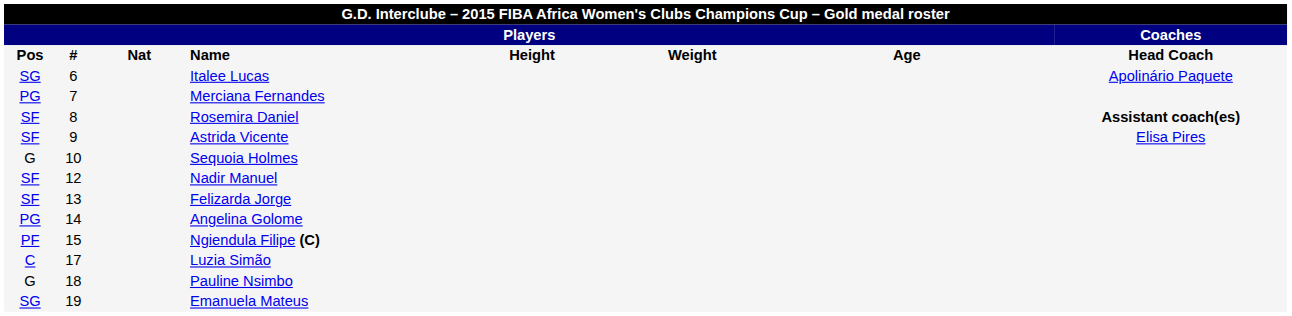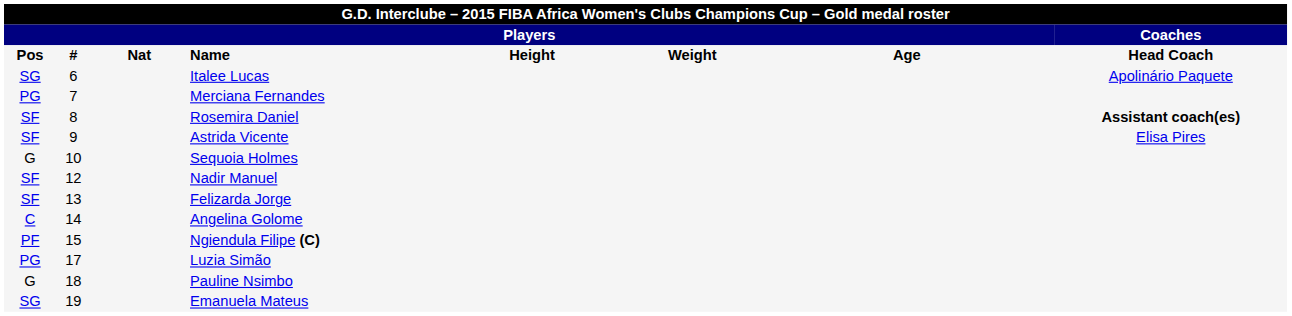(30, 219) PG -> (30, 219) C
(30, 260) C -> (30, 260) PG
